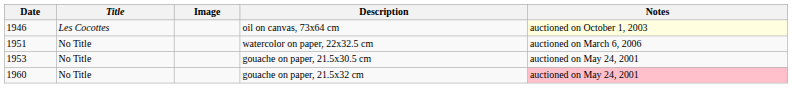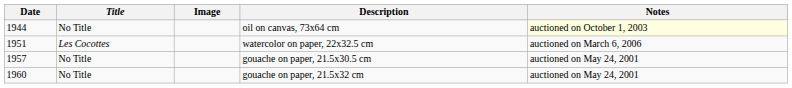(17, 28) 1946 -> (17, 28) 1944
(84, 28) Les Cocottes -> (75, 28) No Title
(75, 43) No Title -> (84, 43) Les Cocottes
(17, 59) 1953 -> (17, 59) 1957
(584, 75) pink background -> (584, 75) no background
